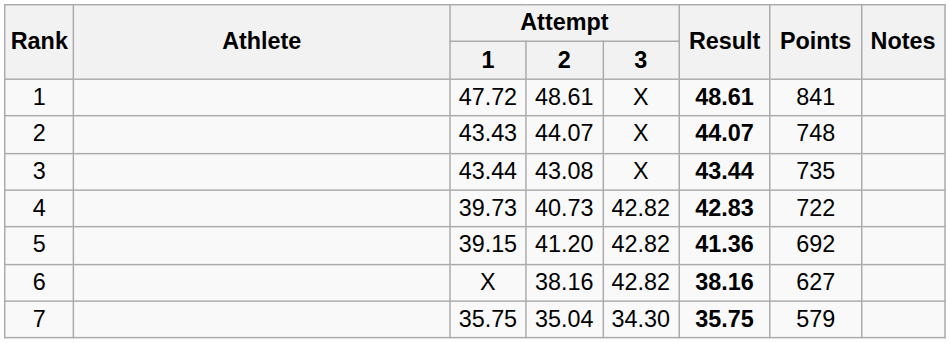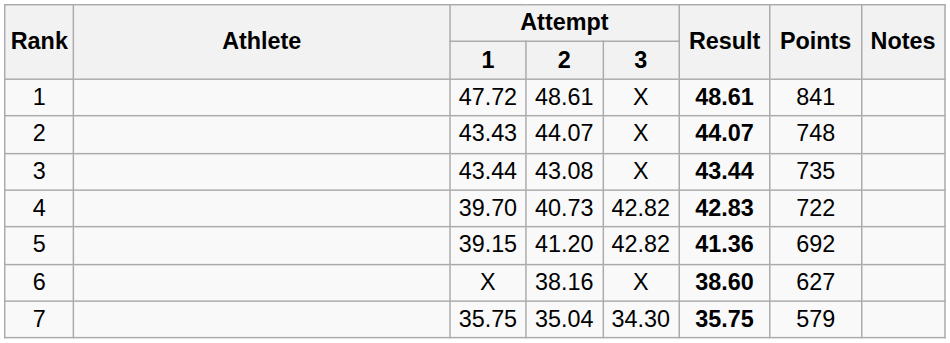(488, 208) 39.73 -> (488, 208) 39.70
(641, 282) 42.82 -> (641, 282) X
(725, 282) 38.16 -> (725, 282) 38.60
